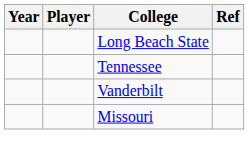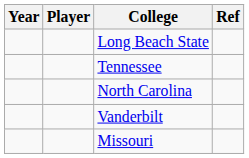+ row: (145, 91)
